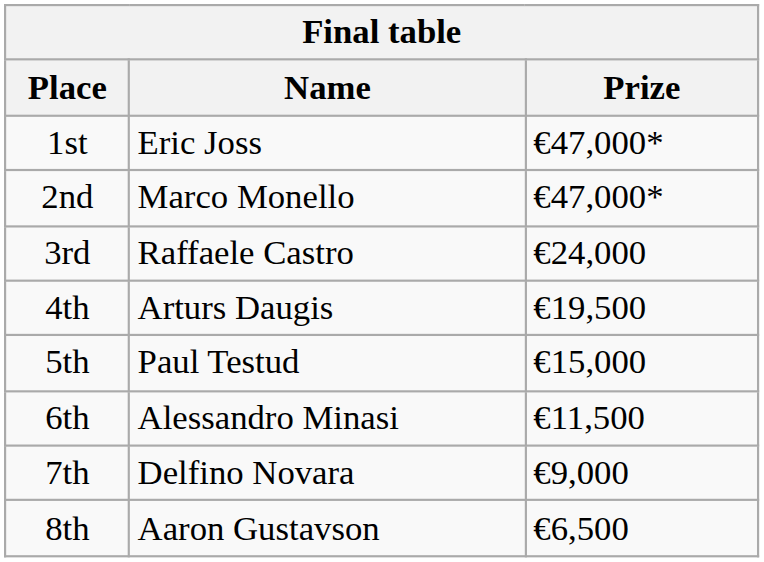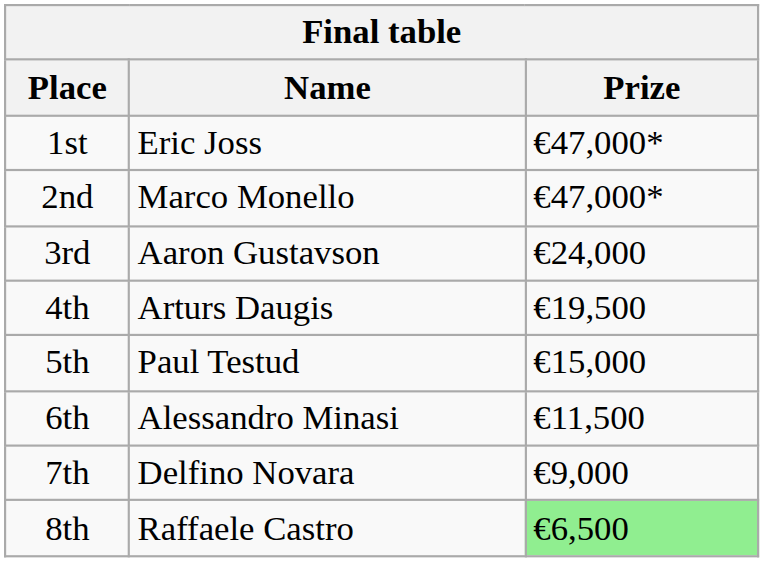(246, 252) Raffaele Castro -> (259, 252) Aaron Gustavson
(259, 527) Aaron Gustavson -> (246, 527) Raffaele Castro
(581, 527) no background -> (581, 527) lightgreen background
